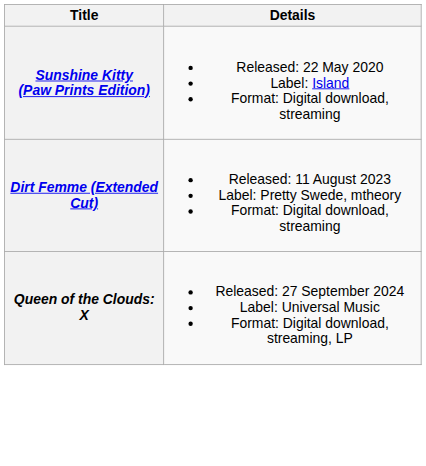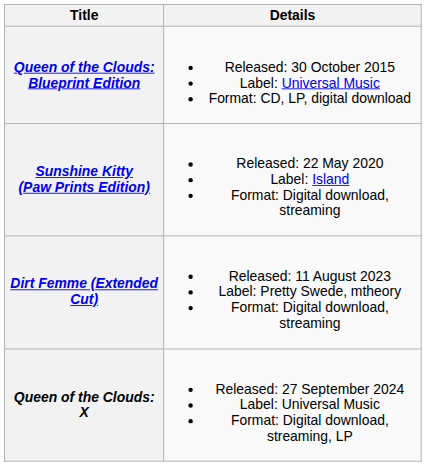+ row: (84, 75)
